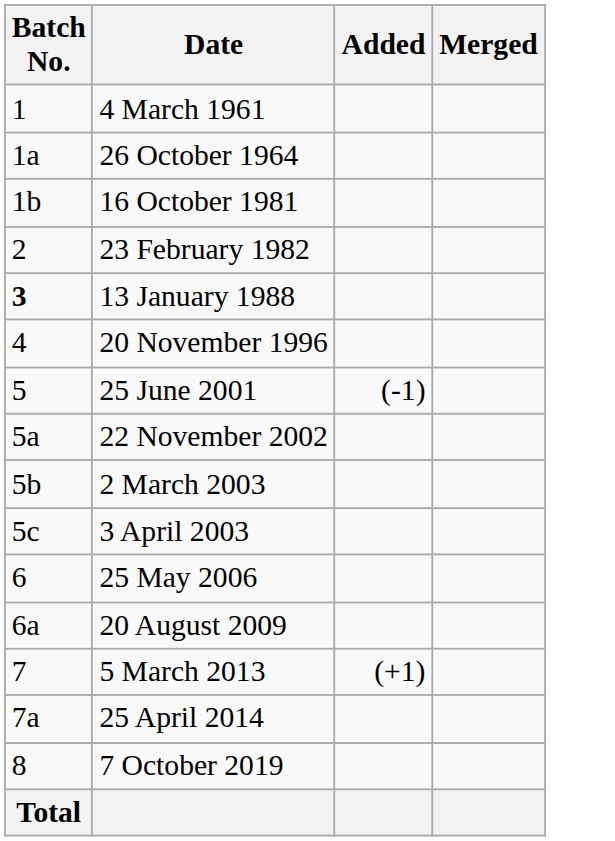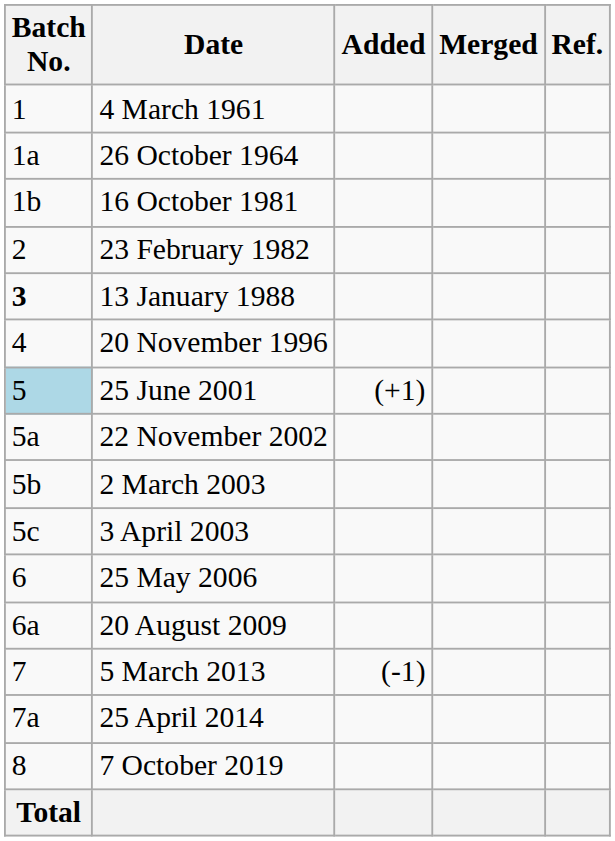+ column: (577, 44)
(19, 389) no background -> (19, 389) lightblue background
(403, 389) (-1) -> (400, 389) (+1)
(400, 671) (+1) -> (403, 671) (-1)
